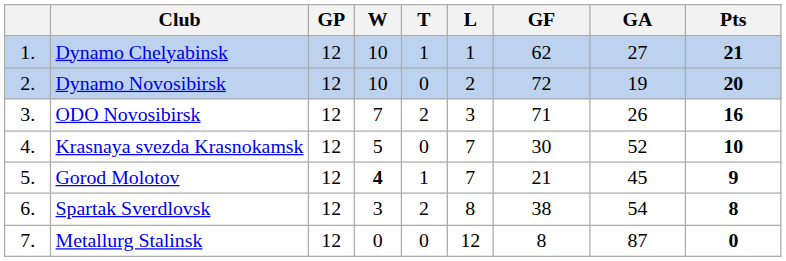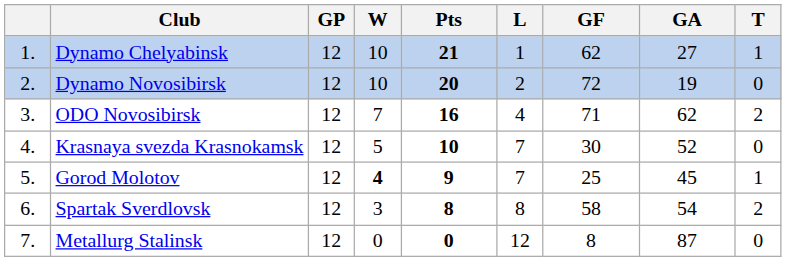columns swapped: (424, 20) <-> (733, 20)
(470, 114) 3 -> (520, 114) 4
(637, 114) 26 -> (687, 114) 62
(541, 177) 21 -> (591, 177) 25
(541, 209) 38 -> (591, 209) 58
